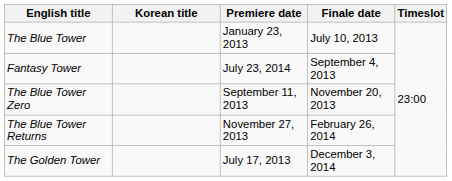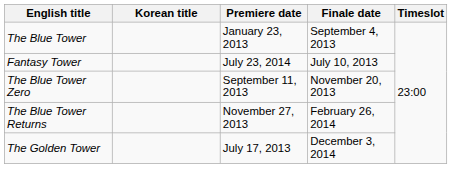(344, 37) July 10, 2013 -> (344, 37) September 4, 2013
(344, 68) September 4, 2013 -> (344, 62) July 10, 2013
